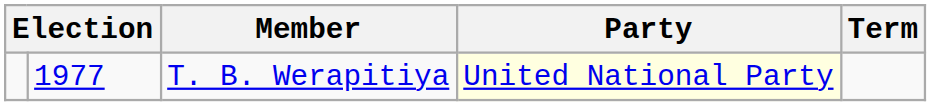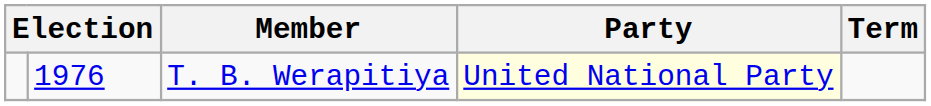(69, 77) 1977 -> (69, 77) 1976
